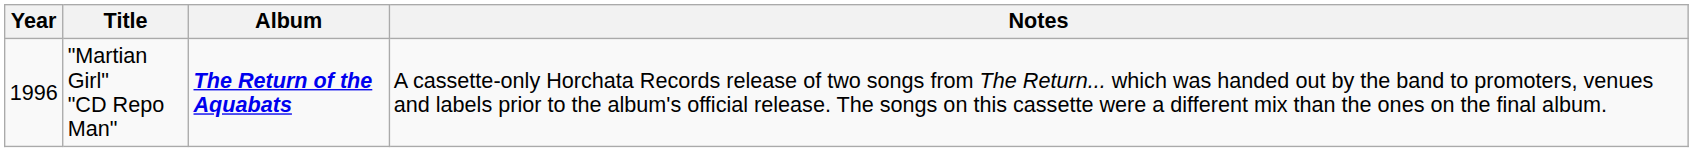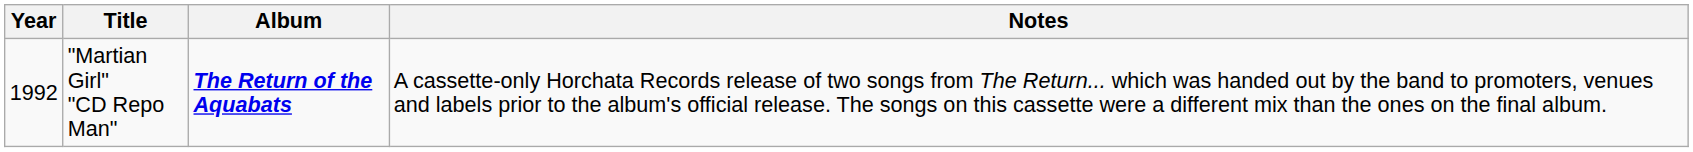(34, 92) 1996 -> (34, 92) 1992
